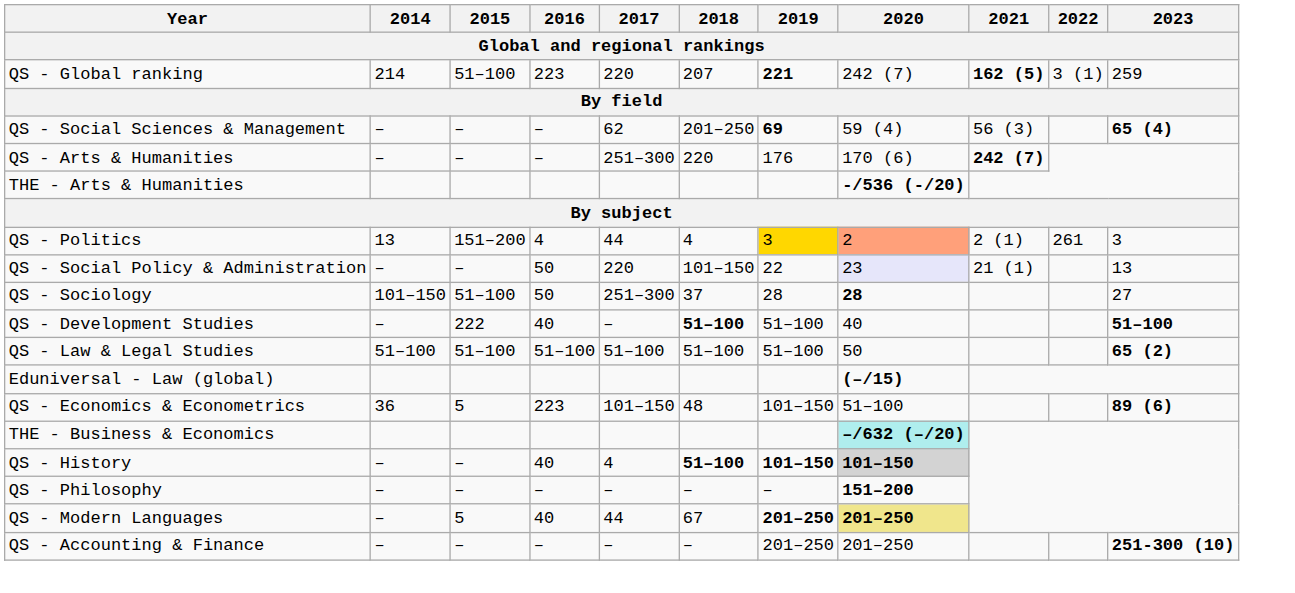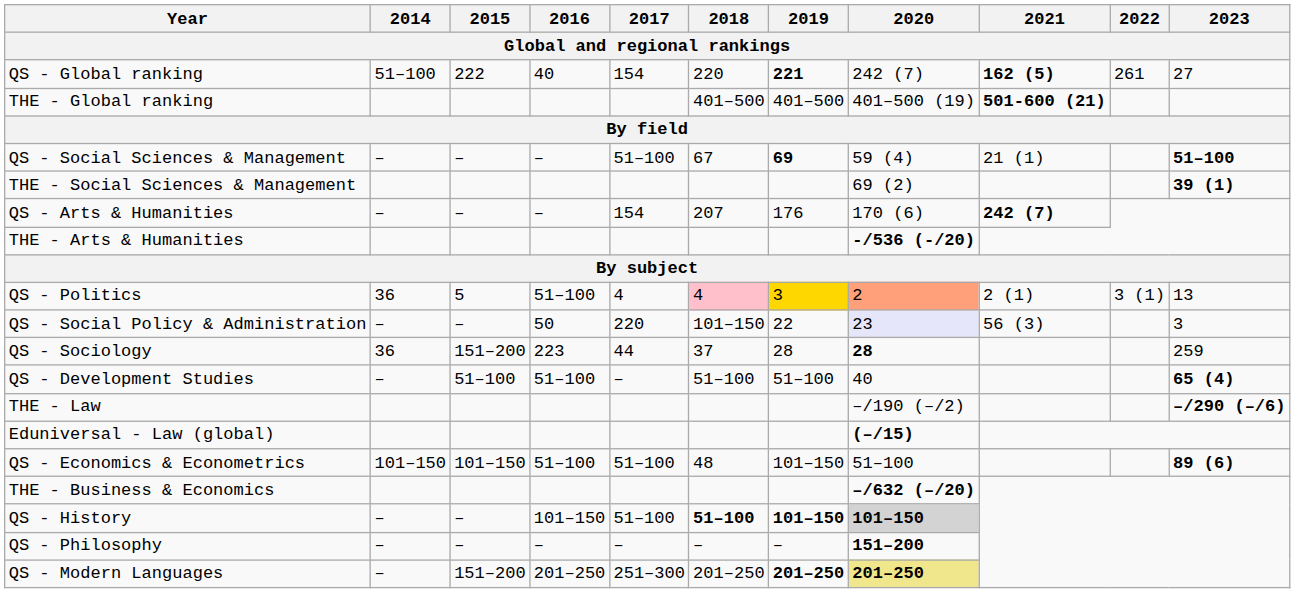(390, 74) 214 -> (405, 74) 51–100
(485, 74) 51–100 -> (469, 74) 222
(549, 74) 223 -> (544, 74) 40
(619, 74) 220 -> (629, 74) 154
(698, 74) 207 -> (708, 74) 220
(1078, 74) 3 (1) -> (1129, 74) 261
(1127, 74) 259 -> (1183, 74) 27
+ row: (111, 102)
(613, 130) 62 -> (644, 157) 51–100
(719, 130) 201–250 -> (703, 157) 67
(1004, 130) 56 (3) -> (1014, 157) 21 (1)
(1142, 130) 65 (4) -> (1204, 157) 51–100
+ row: (182, 185)
(639, 157) 251–300 -> (629, 213) 154
(698, 157) 220 -> (708, 213) 207
(385, 241) 13 -> (385, 296) 36
(490, 241) 151–200 -> (459, 296) 5
(539, 241) 4 -> (564, 296) 51–100
(613, 241) 44 -> (619, 296) 4
(688, 241) no background -> (698, 296) pink background
(1068, 241) 261 -> (1139, 296) 3 (1)
(1117, 241) 3 -> (1183, 296) 13
(1004, 268) 21 (1) -> (1014, 324) 56 (3)
(1122, 268) 13 -> (1178, 324) 3
(410, 296) 101–150 -> (385, 352) 36
(485, 296) 51–100 -> (490, 352) 151–200
(544, 296) 50 -> (549, 352) 223
(639, 296) 251–300 -> (624, 352) 44
(1122, 296) 27 -> (1188, 352) 259
(469, 324) 222 -> (485, 379) 51–100
(544, 324) 40 -> (564, 379) 51–100
(714, 324) bold -> (724, 379) normal
(1142, 324) 51–100 -> (1204, 379) 65 (4)
- row: (131, 352)
+ row: (55, 407)
(385, 407) 36 -> (410, 463) 101–150
(459, 407) 5 -> (490, 463) 101–150
(549, 407) 223 -> (564, 463) 51–100
(639, 407) 101–150 -> (644, 463) 51–100
(903, 435) paleturquoise background -> (914, 490) no background
(544, 463) 40 -> (570, 518) 101–150
(608, 463) 4 -> (644, 518) 51–100
(459, 518) 5 -> (490, 574) 151–200
(544, 518) 40 -> (570, 574) 201–250
(613, 518) 44 -> (649, 574) 251–300
(693, 518) 67 -> (729, 574) 201–250
- row: (136, 546)
